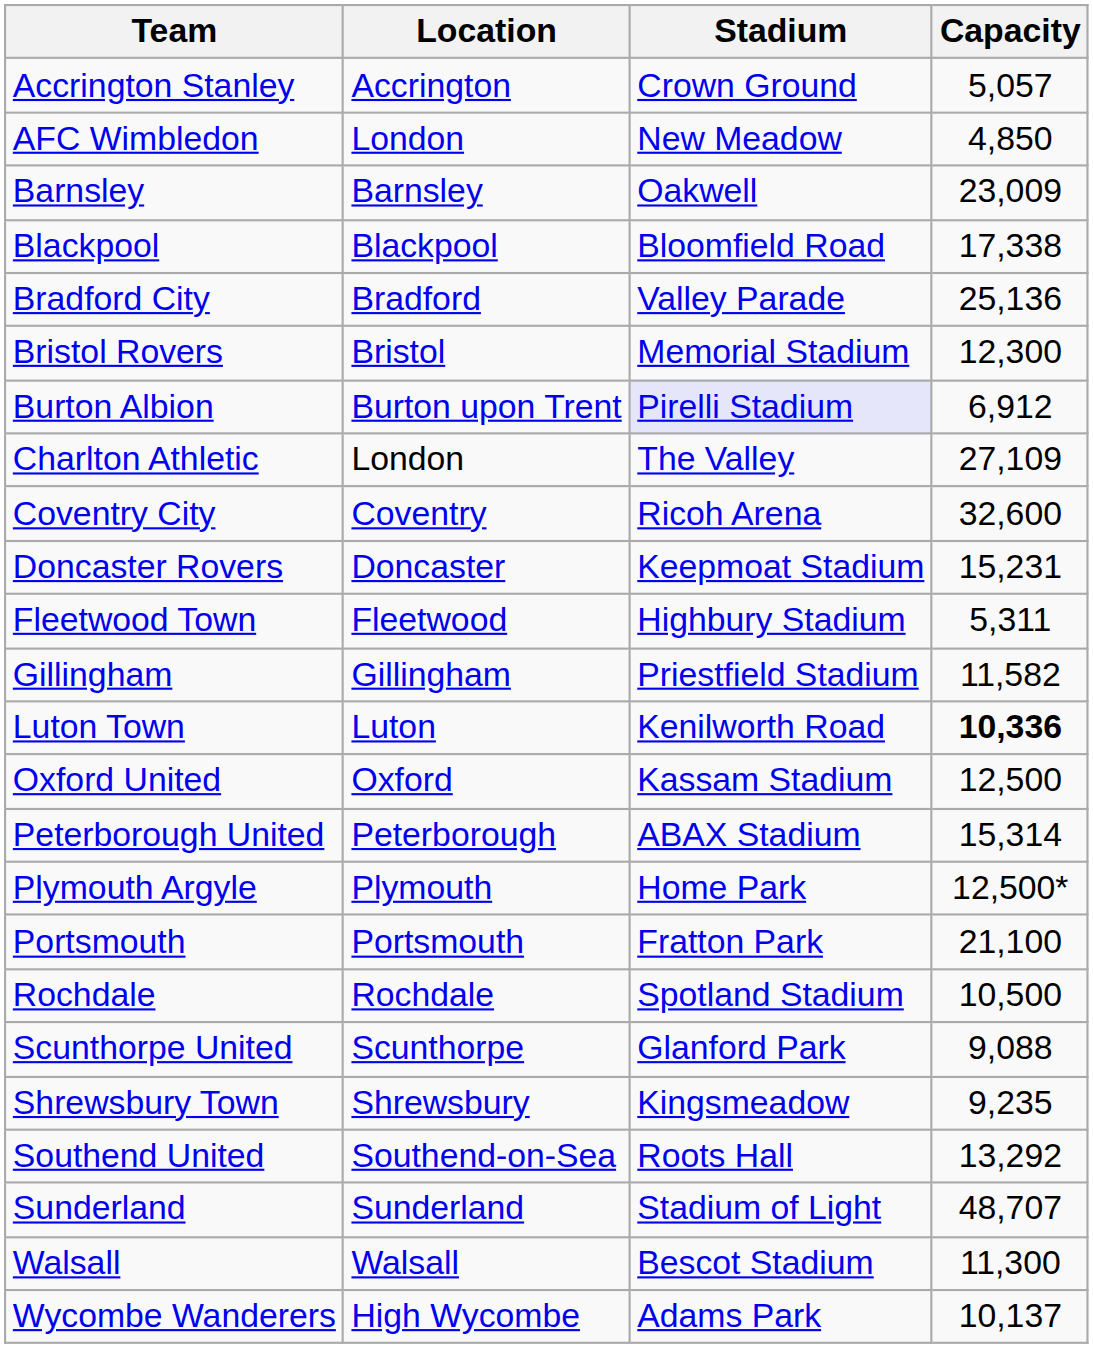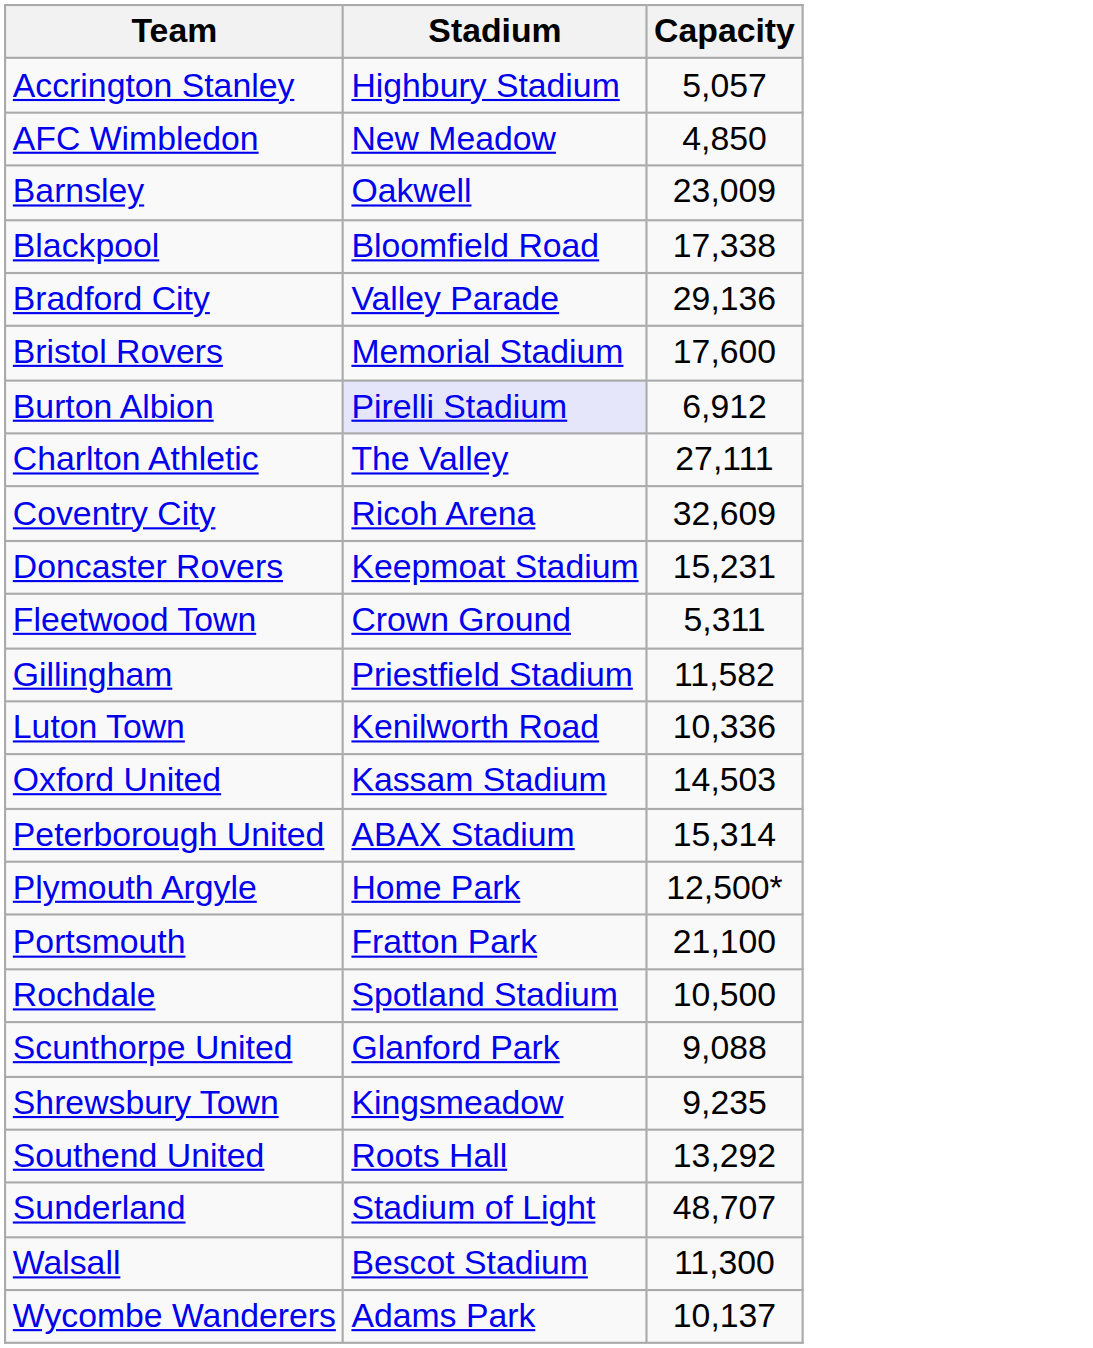- column: (487, 31)
(747, 84) Crown Ground -> (486, 84) Highbury Stadium
(1010, 298) 25,136 -> (724, 298) 29,136
(1010, 352) 12,300 -> (724, 352) 17,600
(1010, 459) 27,109 -> (724, 459) 27,111
(1010, 513) 32,600 -> (724, 513) 32,609
(771, 620) Highbury Stadium -> (461, 620) Crown Ground
(1010, 727) bold -> (724, 727) normal
(1010, 780) 12,500 -> (724, 780) 14,503
